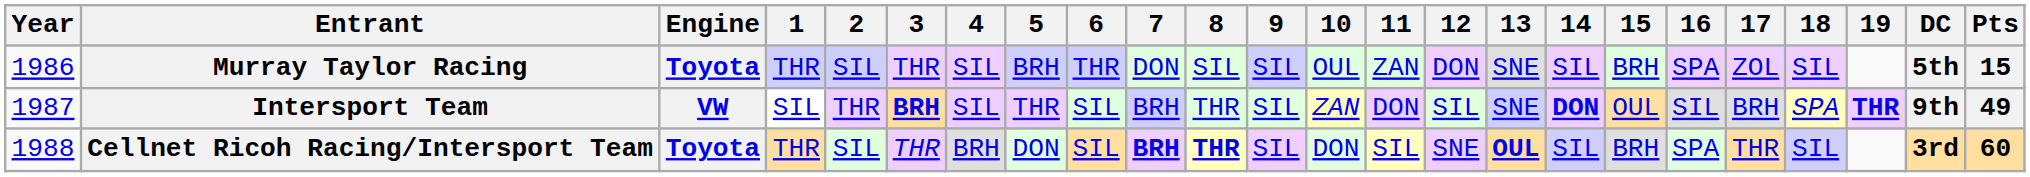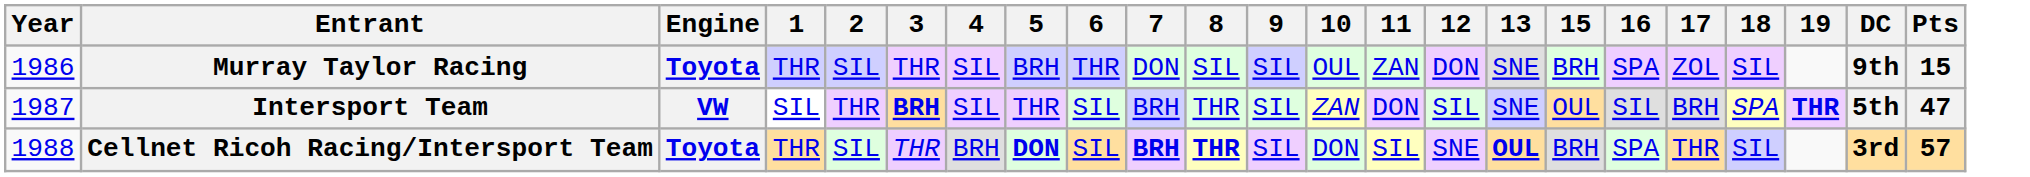- column: (1576, 26)
(1935, 67) 5th -> (1876, 67) 9th
(1935, 108) 9th -> (1876, 108) 5th
(1995, 108) 49 -> (1935, 108) 47
(1036, 150) normal -> (1036, 150) bold
(1995, 150) 60 -> (1935, 150) 57
